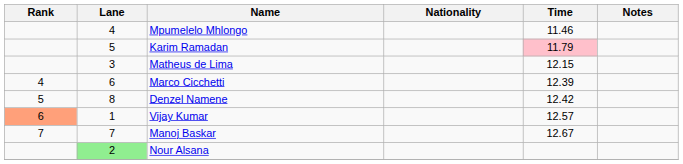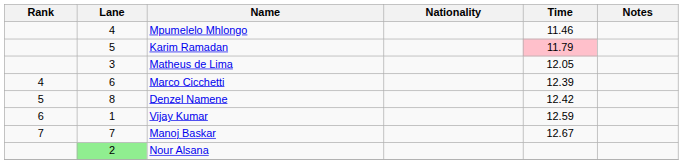(560, 64) 12.15 -> (560, 64) 12.05
(41, 116) lightsalmon background -> (41, 116) no background
(560, 116) 12.57 -> (560, 116) 12.59
